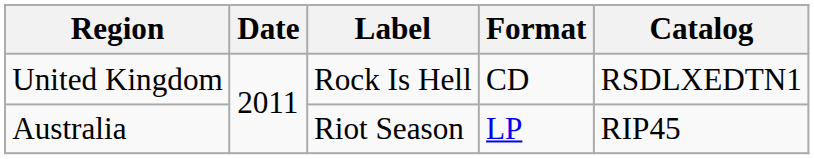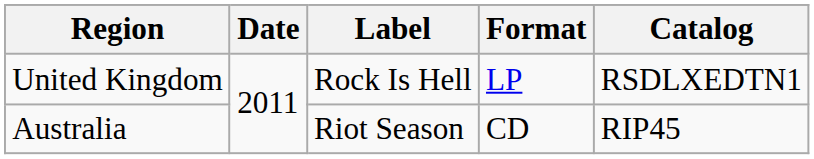(508, 78) CD -> (504, 78) LP
(504, 128) LP -> (508, 128) CD
